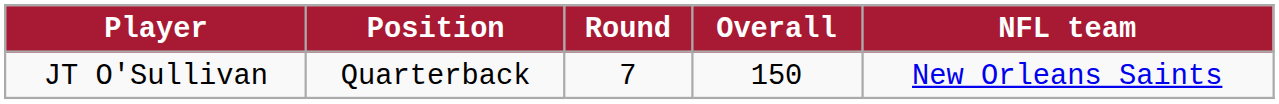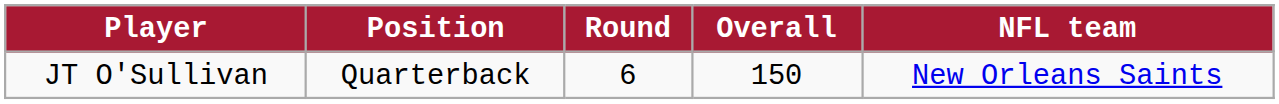(628, 75) 7 -> (628, 75) 6
